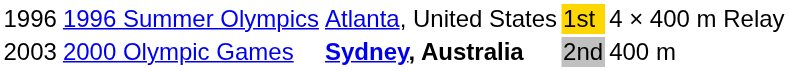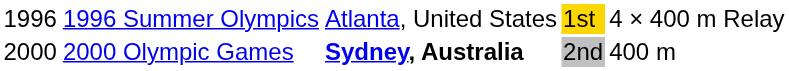(30, 51) 2003 -> (30, 51) 2000
